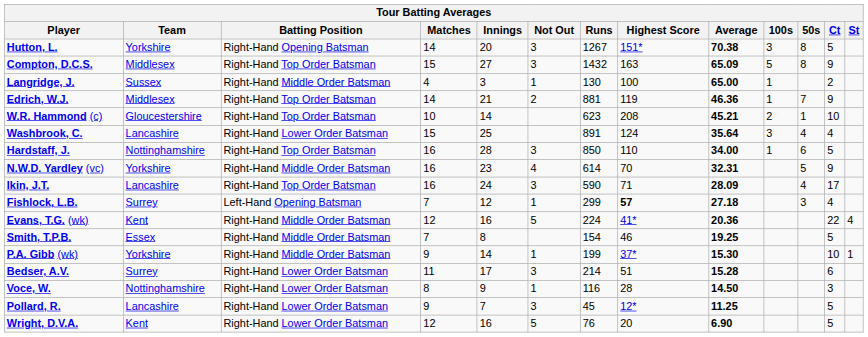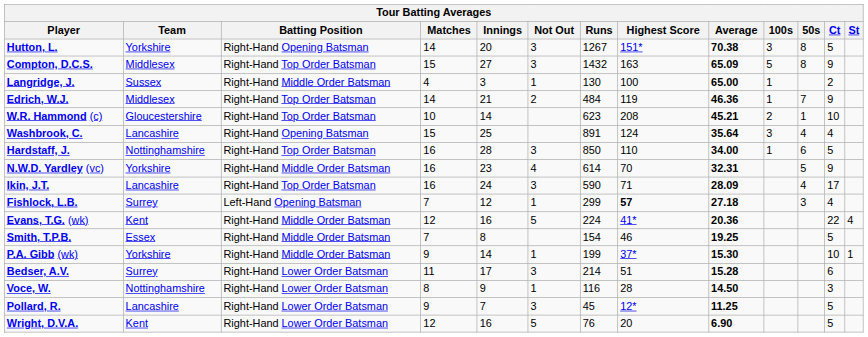(592, 99) 881 -> (592, 99) 484
(306, 133) Right-Hand Lower Order Batsman -> (296, 133) Right-Hand Opening Batsman
